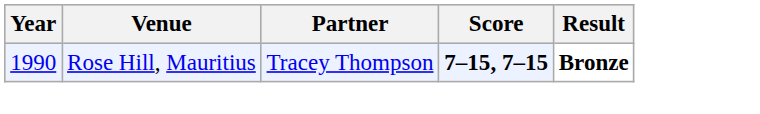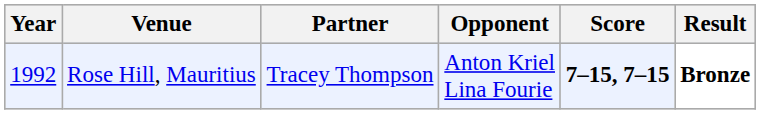+ column: (500, 23)
(33, 61) 1990 -> (33, 75) 1992
